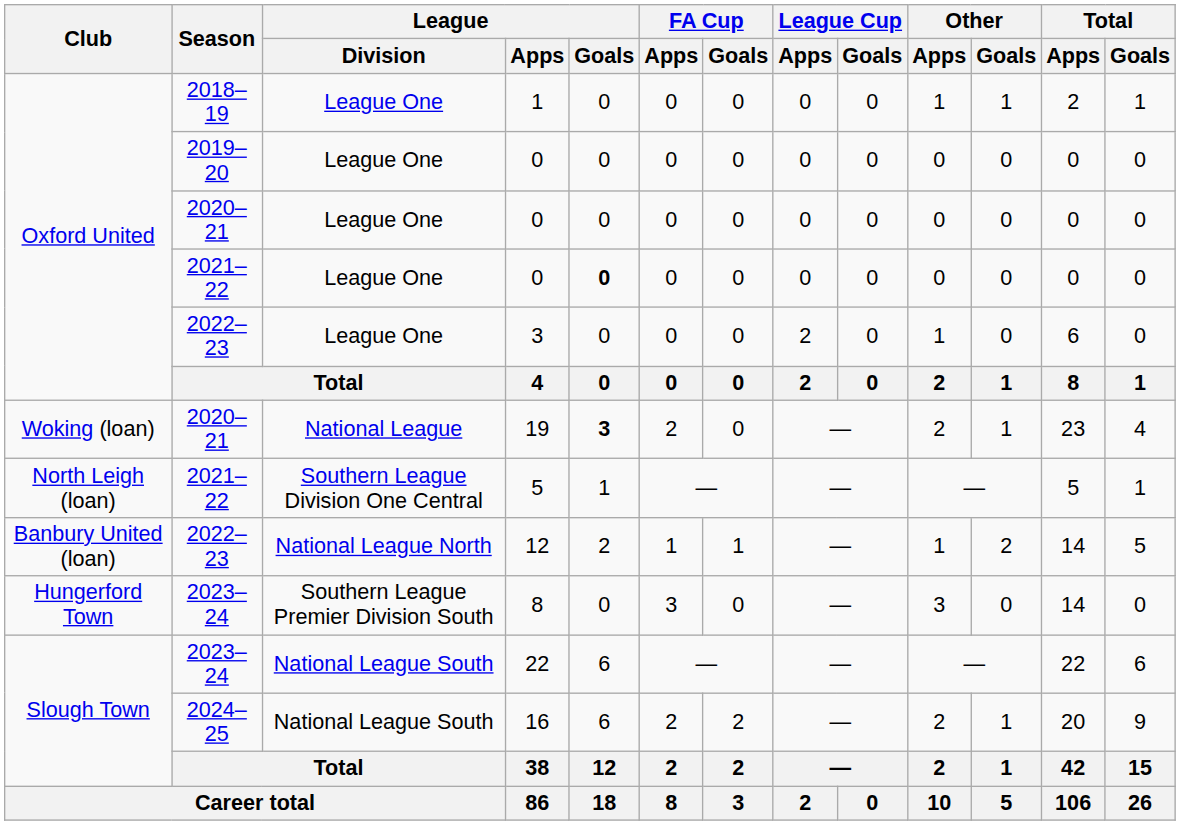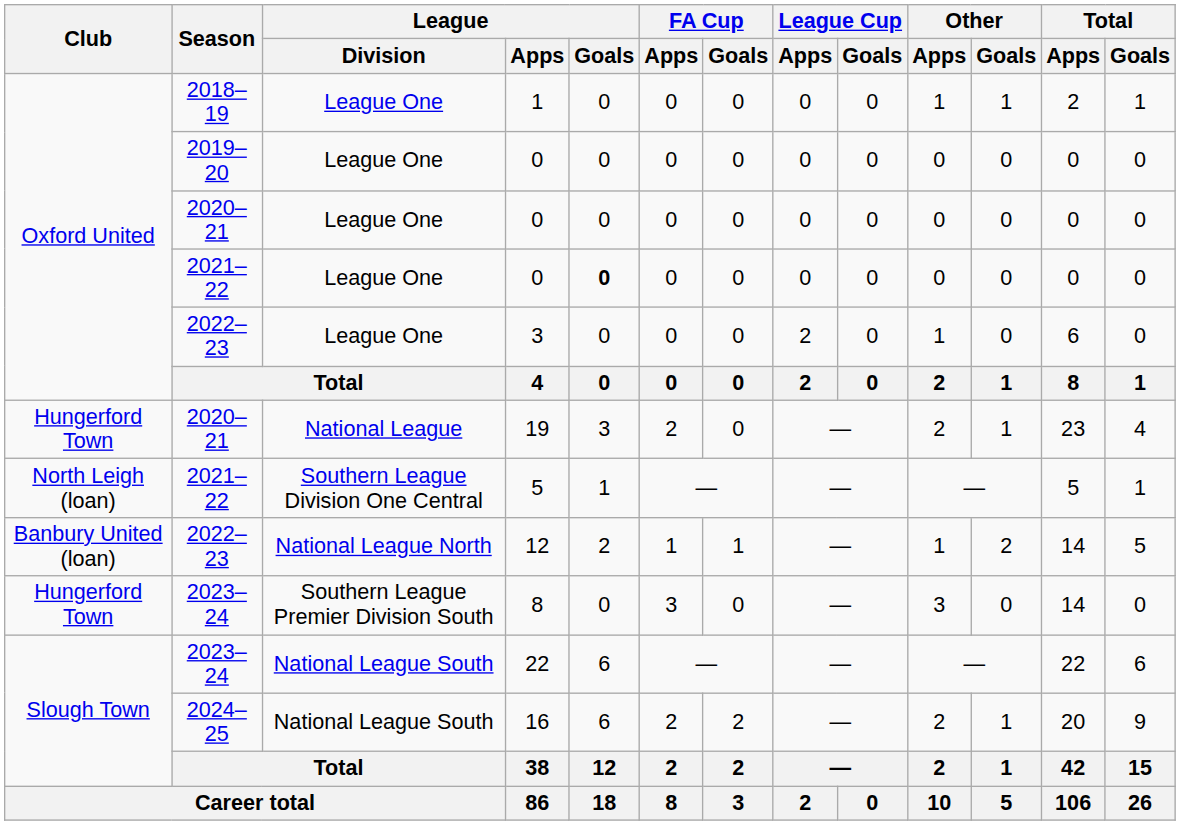(88, 429) Woking (loan) -> (88, 429) Hungerford Town
(604, 429) bold -> (604, 429) normal
